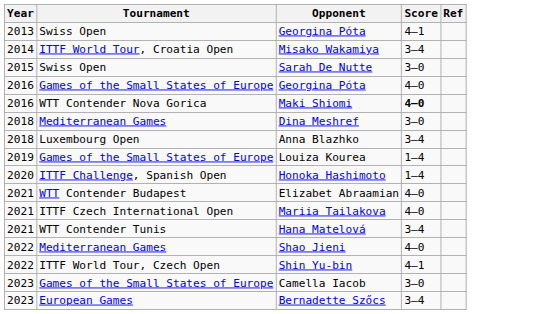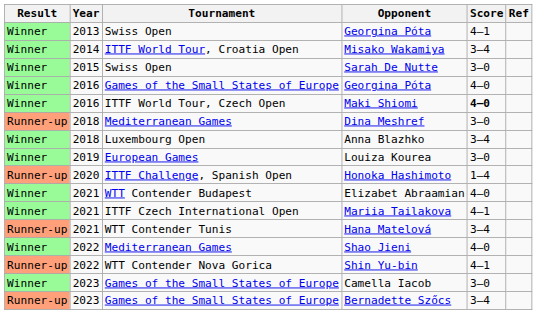+ column: (37, 14)
(123, 103) WTT Contender Nova Gorica -> (195, 103) ITTF World Tour, Czech Open
(156, 157) Games of the Small States of Europe -> (152, 157) European Games
(414, 157) 1–4 -> (480, 157) 3–0
(414, 211) 4–0 -> (480, 211) 4–1
(130, 265) ITTF World Tour, Czech Open -> (188, 265) WTT Contender Nova Gorica
(86, 301) European Games -> (222, 301) Games of the Small States of Europe
